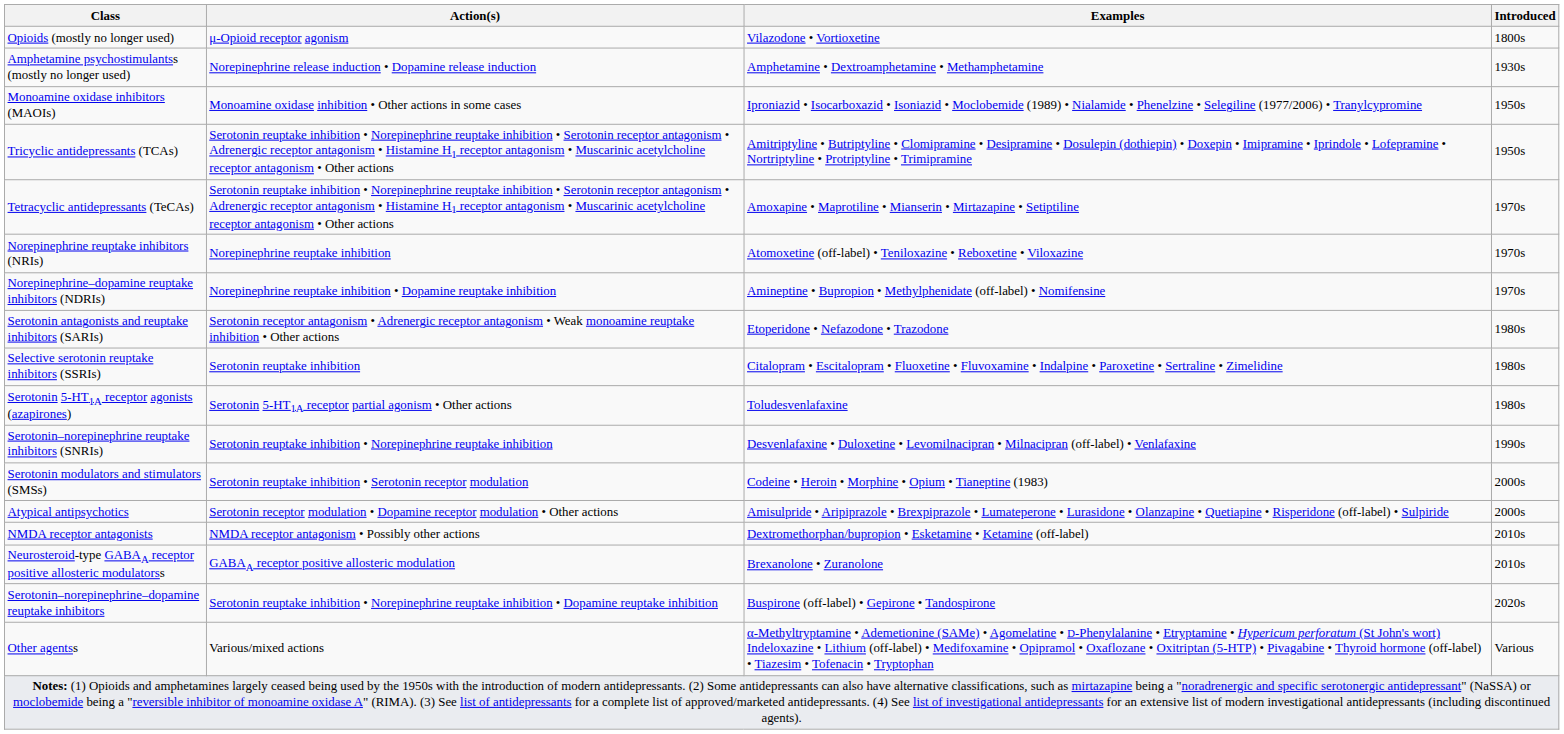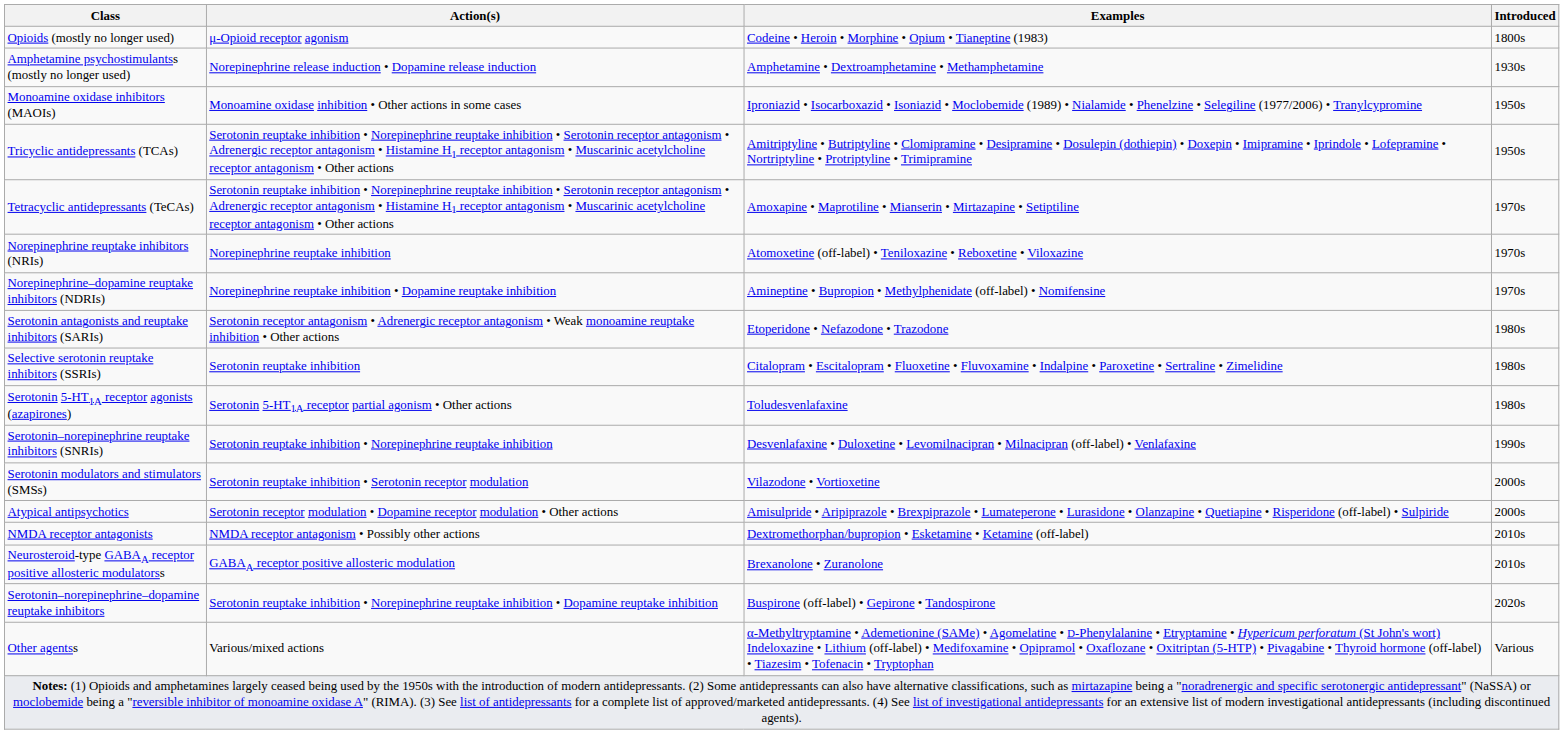(813, 37) Vilazodone • Vortioxetine -> (897, 37) Codeine • Heroin • Morphine • Opium • Tianeptine (1983)
(897, 481) Codeine • Heroin • Morphine • Opium • Tianeptine (1983) -> (813, 481) Vilazodone • Vortioxetine
